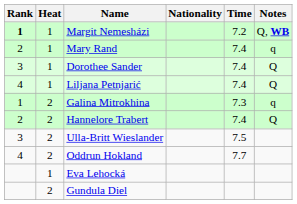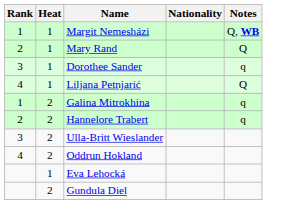- column: (239, 13)
(20, 31) bold -> (20, 31) normal
(273, 48) q -> (243, 48) Q
(273, 66) Q -> (243, 66) q
(273, 119) Q -> (243, 119) q
